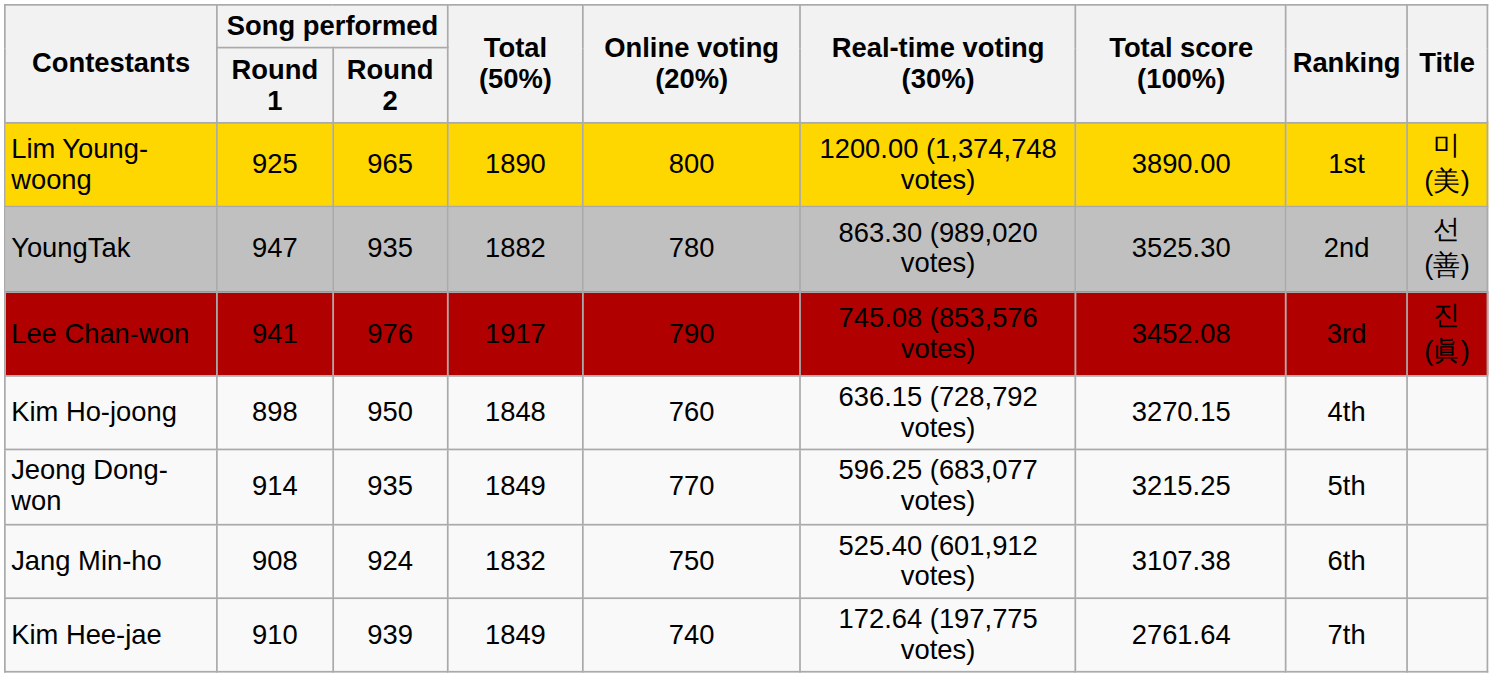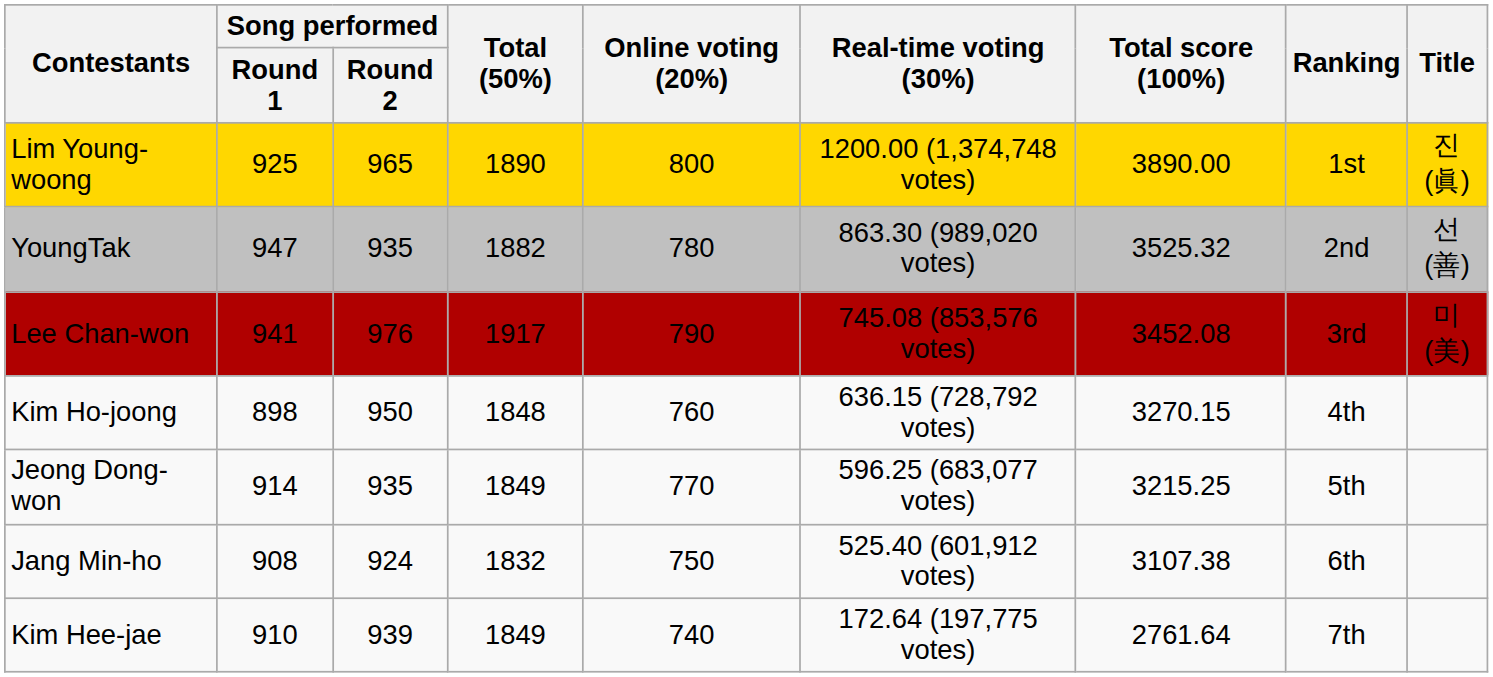(1447, 163) 미(美) -> (1447, 163) 진(眞)
(1181, 248) 3525.30 -> (1181, 248) 3525.32
(1447, 332) 진(眞) -> (1447, 332) 미(美)
